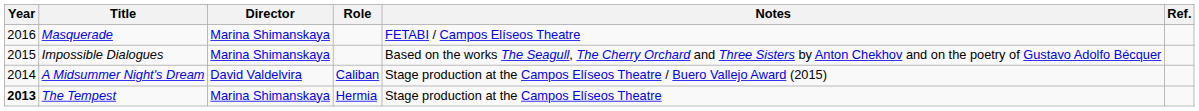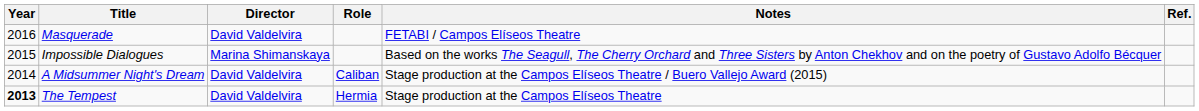(270, 34) Marina Shimanskaya -> (256, 34) David Valdelvira
(270, 95) Marina Shimanskaya -> (256, 95) David Valdelvira
